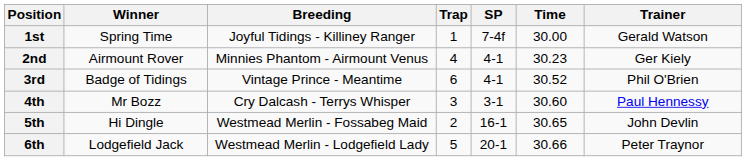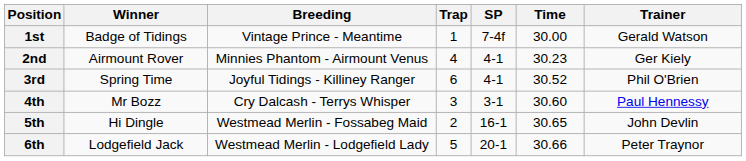(136, 36) Spring Time -> (136, 36) Badge of Tidings
(322, 36) Joyful Tidings - Killiney Ranger -> (322, 36) Vintage Prince - Meantime
(136, 79) Badge of Tidings -> (136, 79) Spring Time
(322, 79) Vintage Prince - Meantime -> (322, 79) Joyful Tidings - Killiney Ranger
